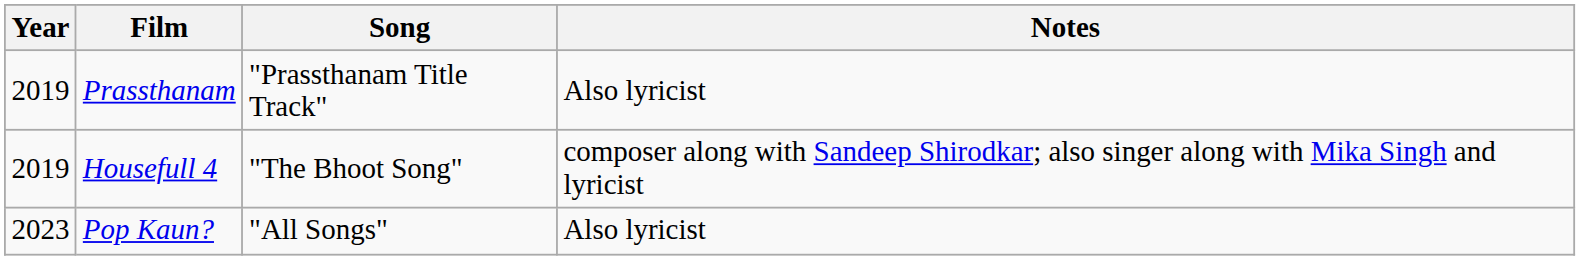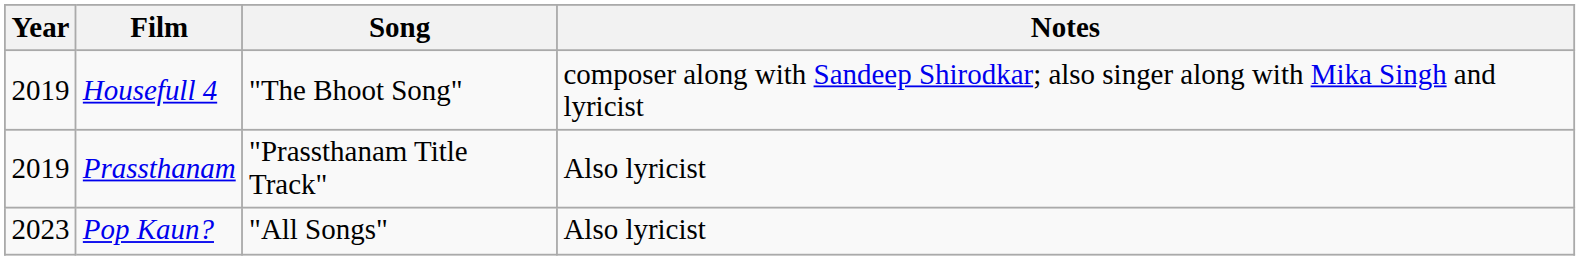rows swapped: (150, 168) <-> (159, 89)
